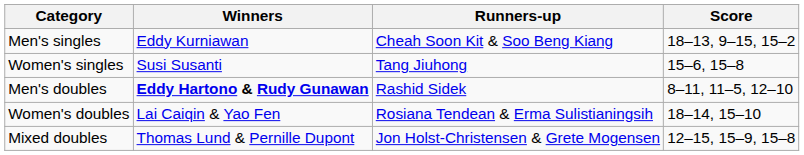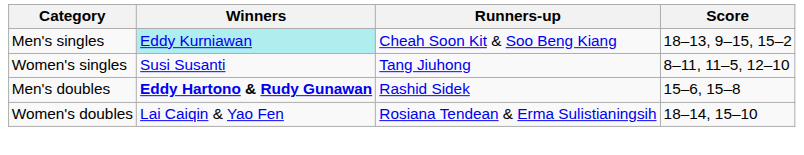(192, 41) no background -> (196, 41) paleturquoise background
(706, 65) 15–6, 15–8 -> (727, 65) 8–11, 11–5, 12–10
(730, 89) 8–11, 11–5, 12–10 -> (702, 89) 15–6, 15–8
- row: (58, 138)
